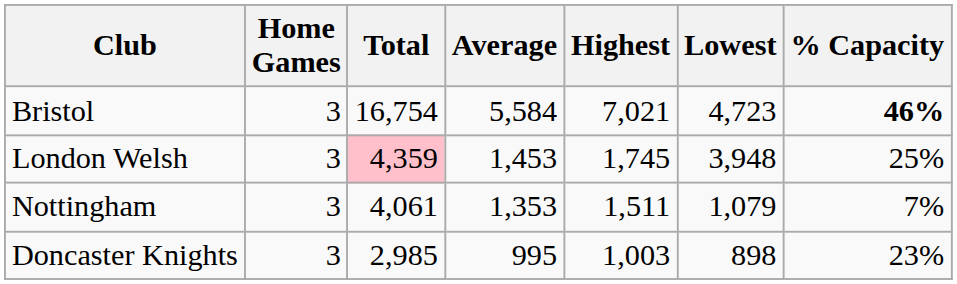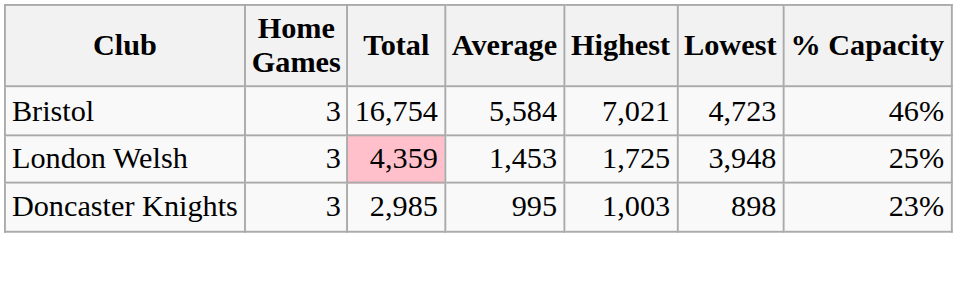(914, 110) bold -> (916, 110) normal
(636, 158) 1,745 -> (636, 158) 1,725
- row: (84, 206)
